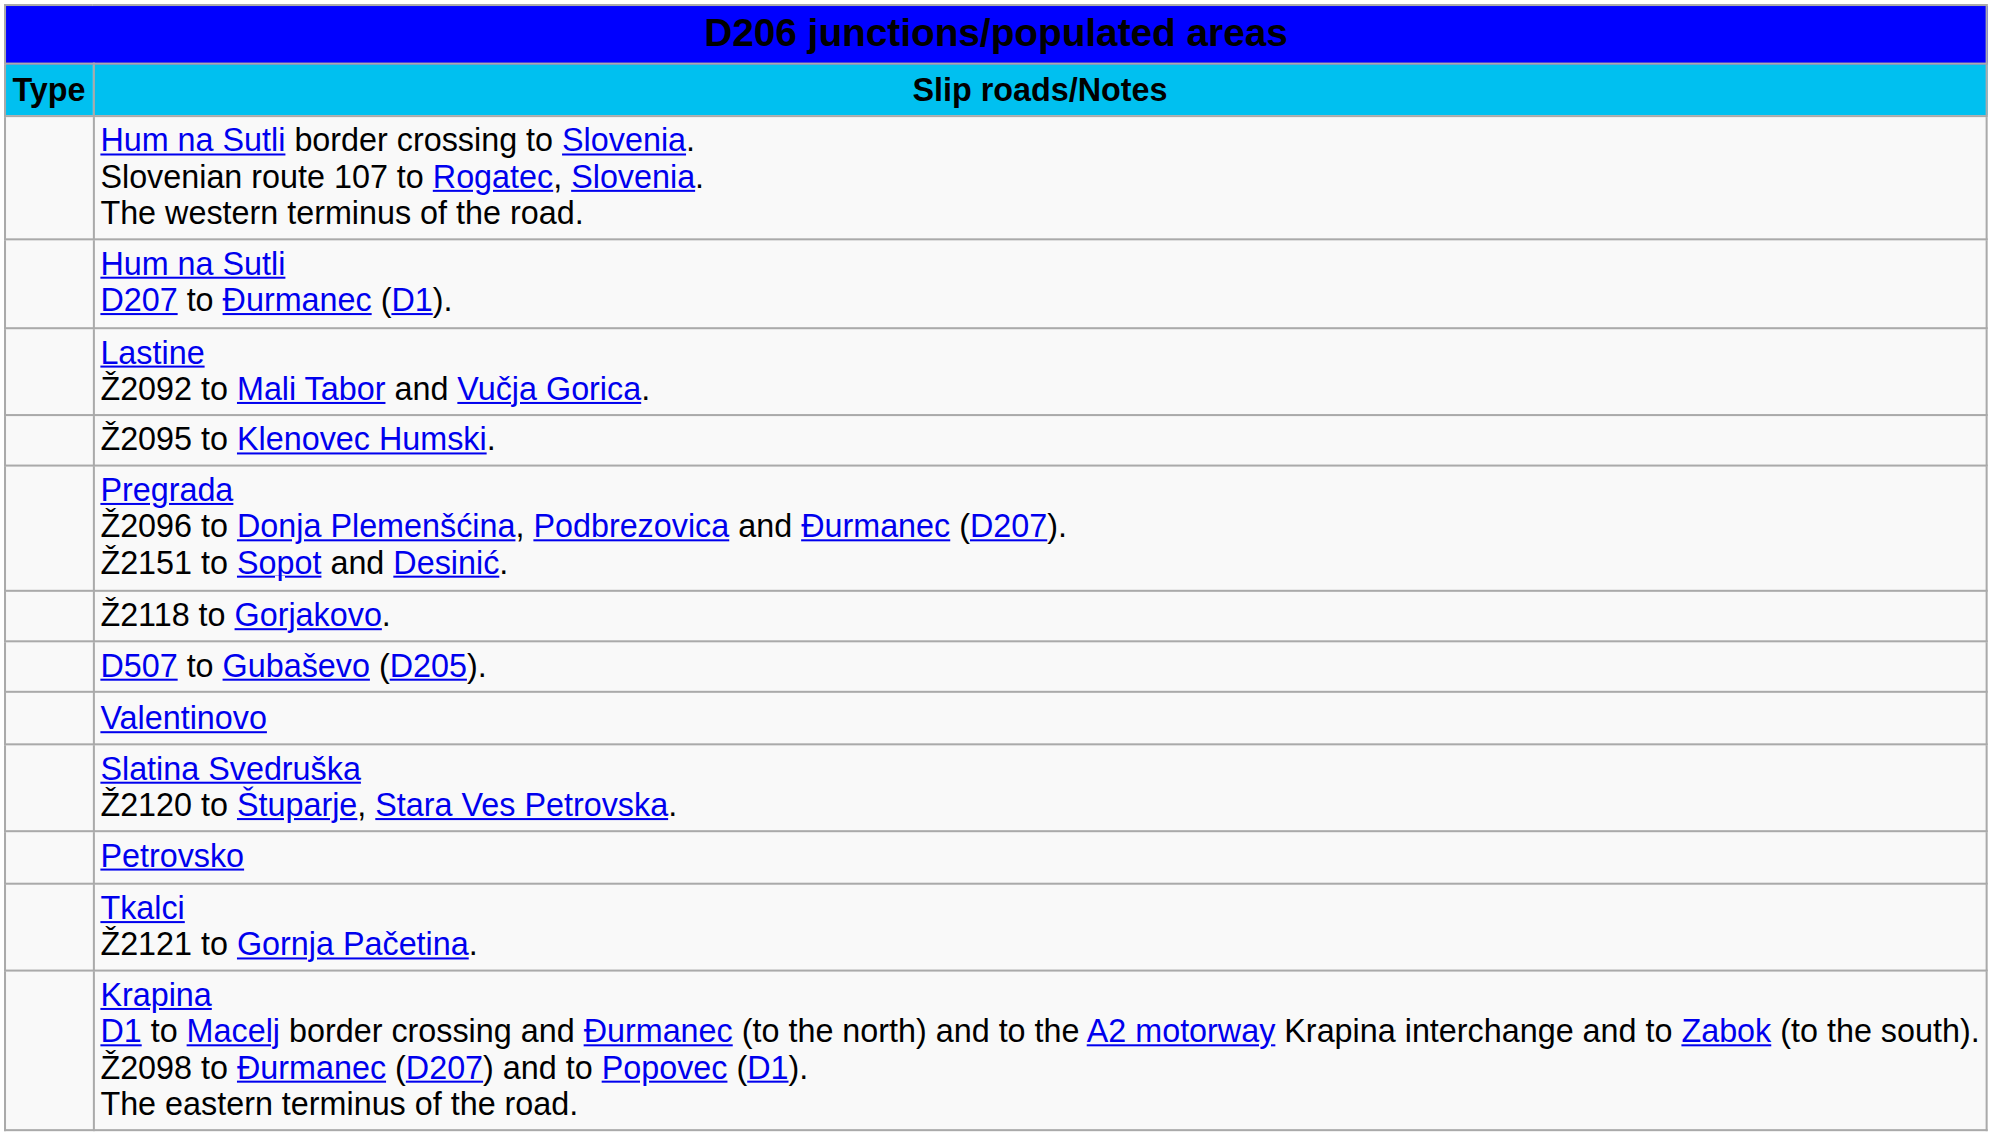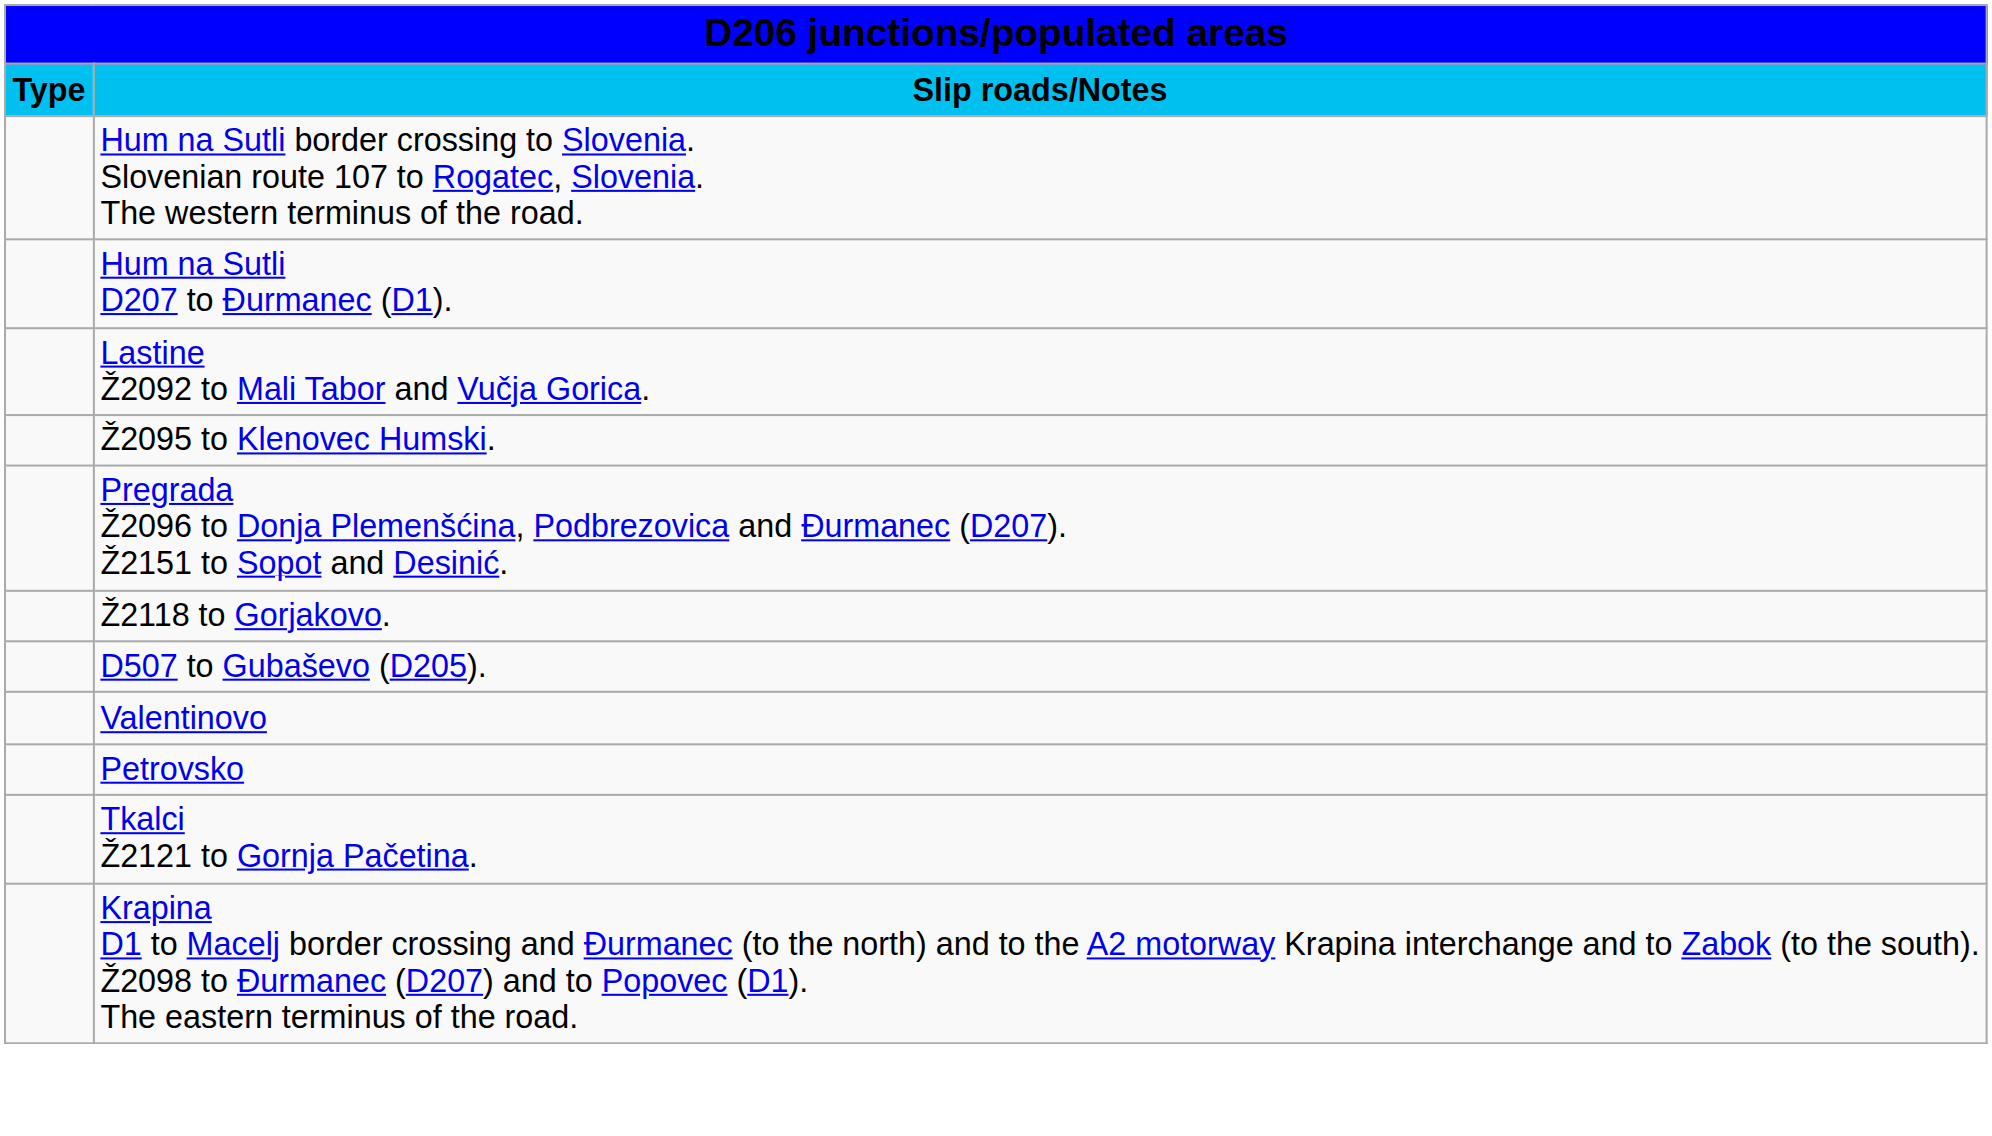- row: (389, 787)
